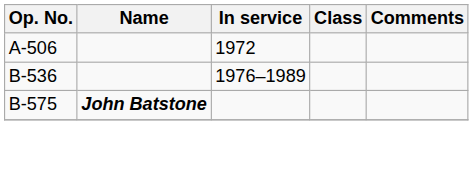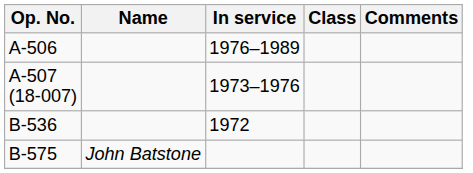(235, 47) 1972 -> (255, 47) 1976–1989
+ row: (43, 86)
(261, 76) 1976–1989 -> (229, 125) 1972
(144, 104) bold -> (143, 153) normal
